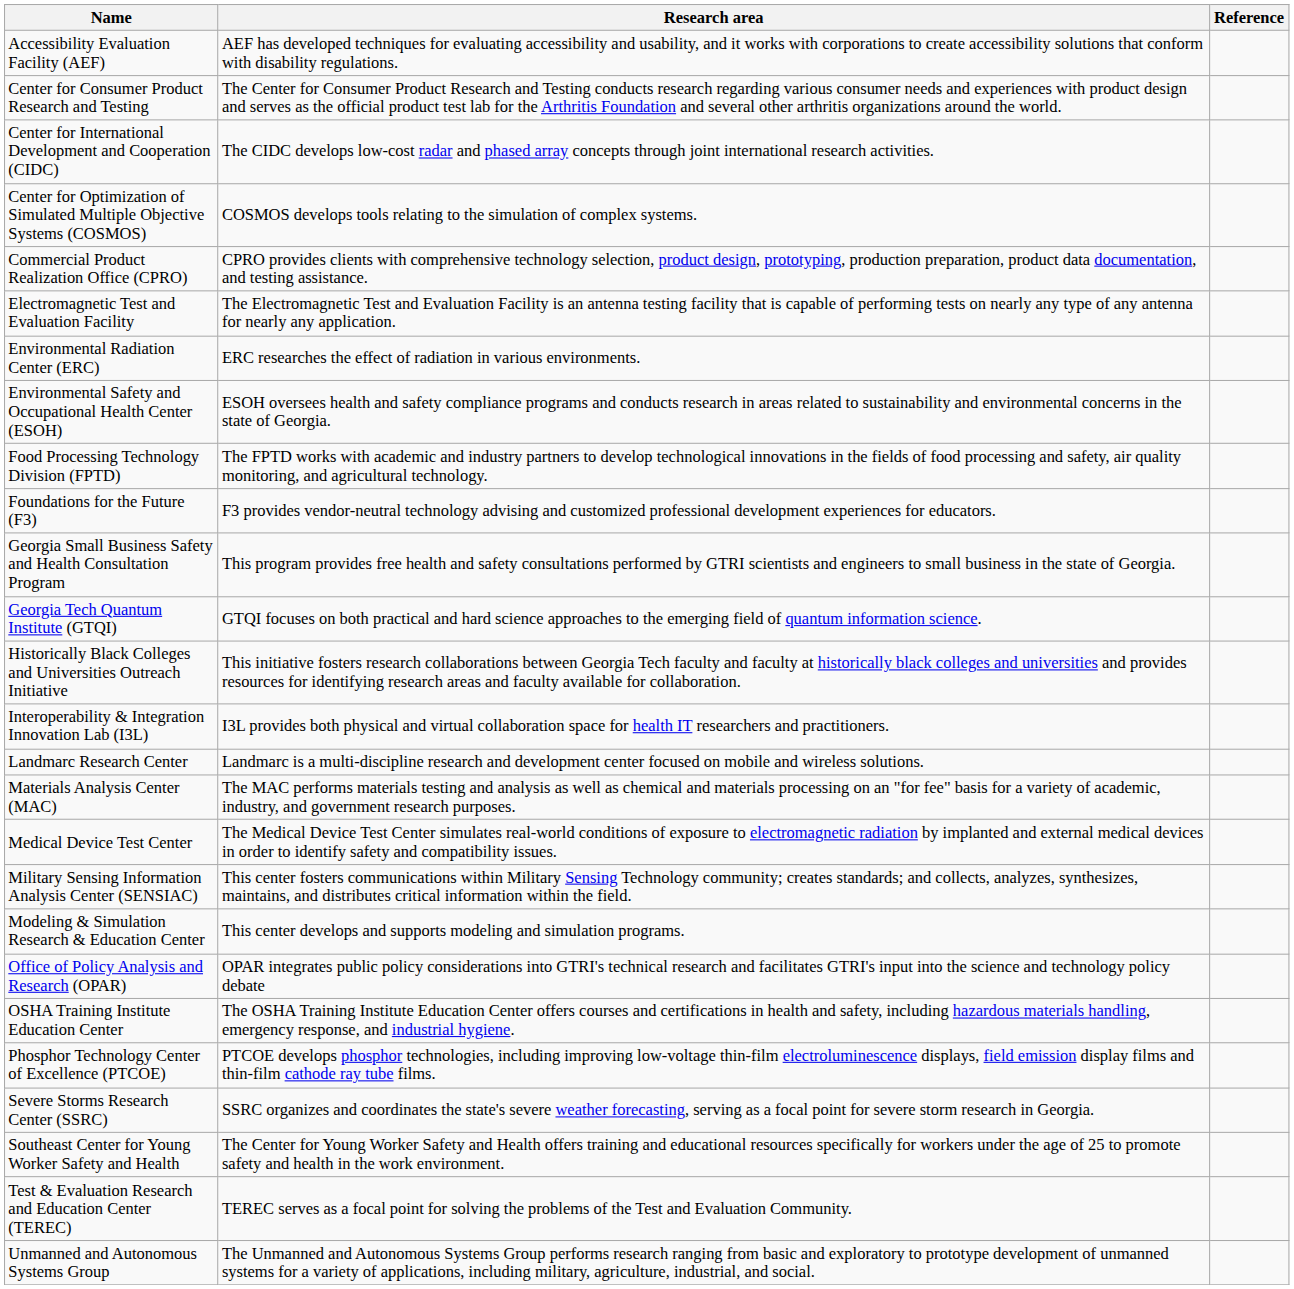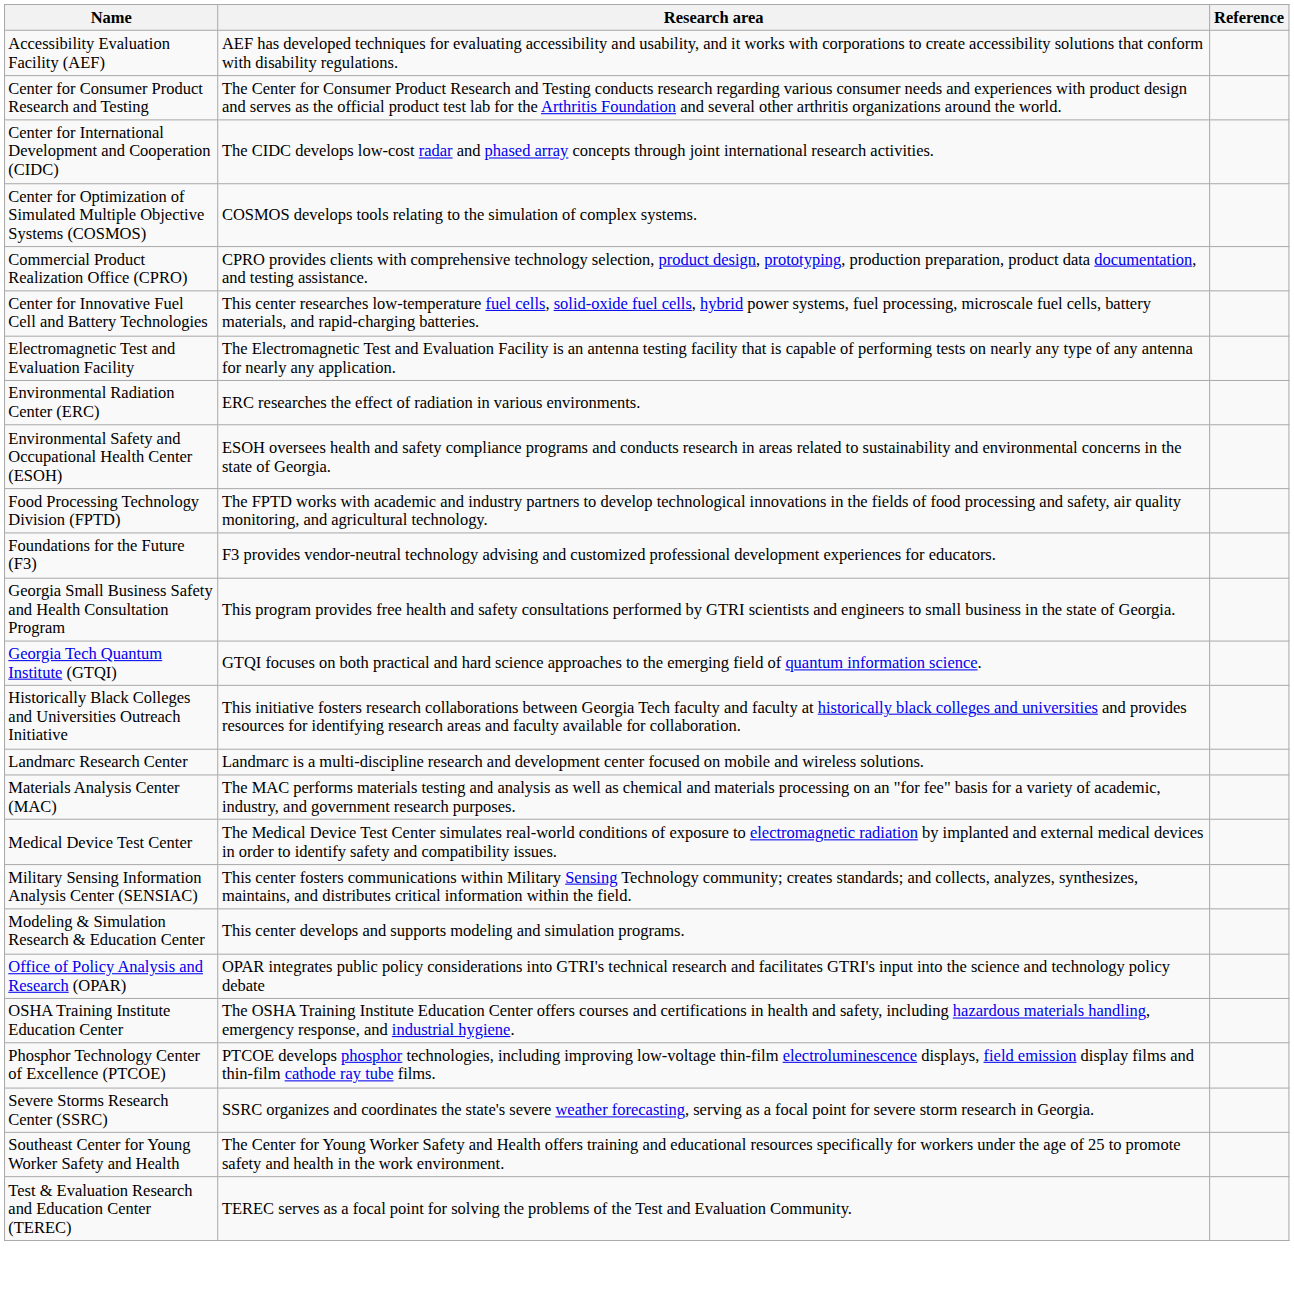+ row: (108, 313)
- row: (106, 726)
- row: (103, 1262)
